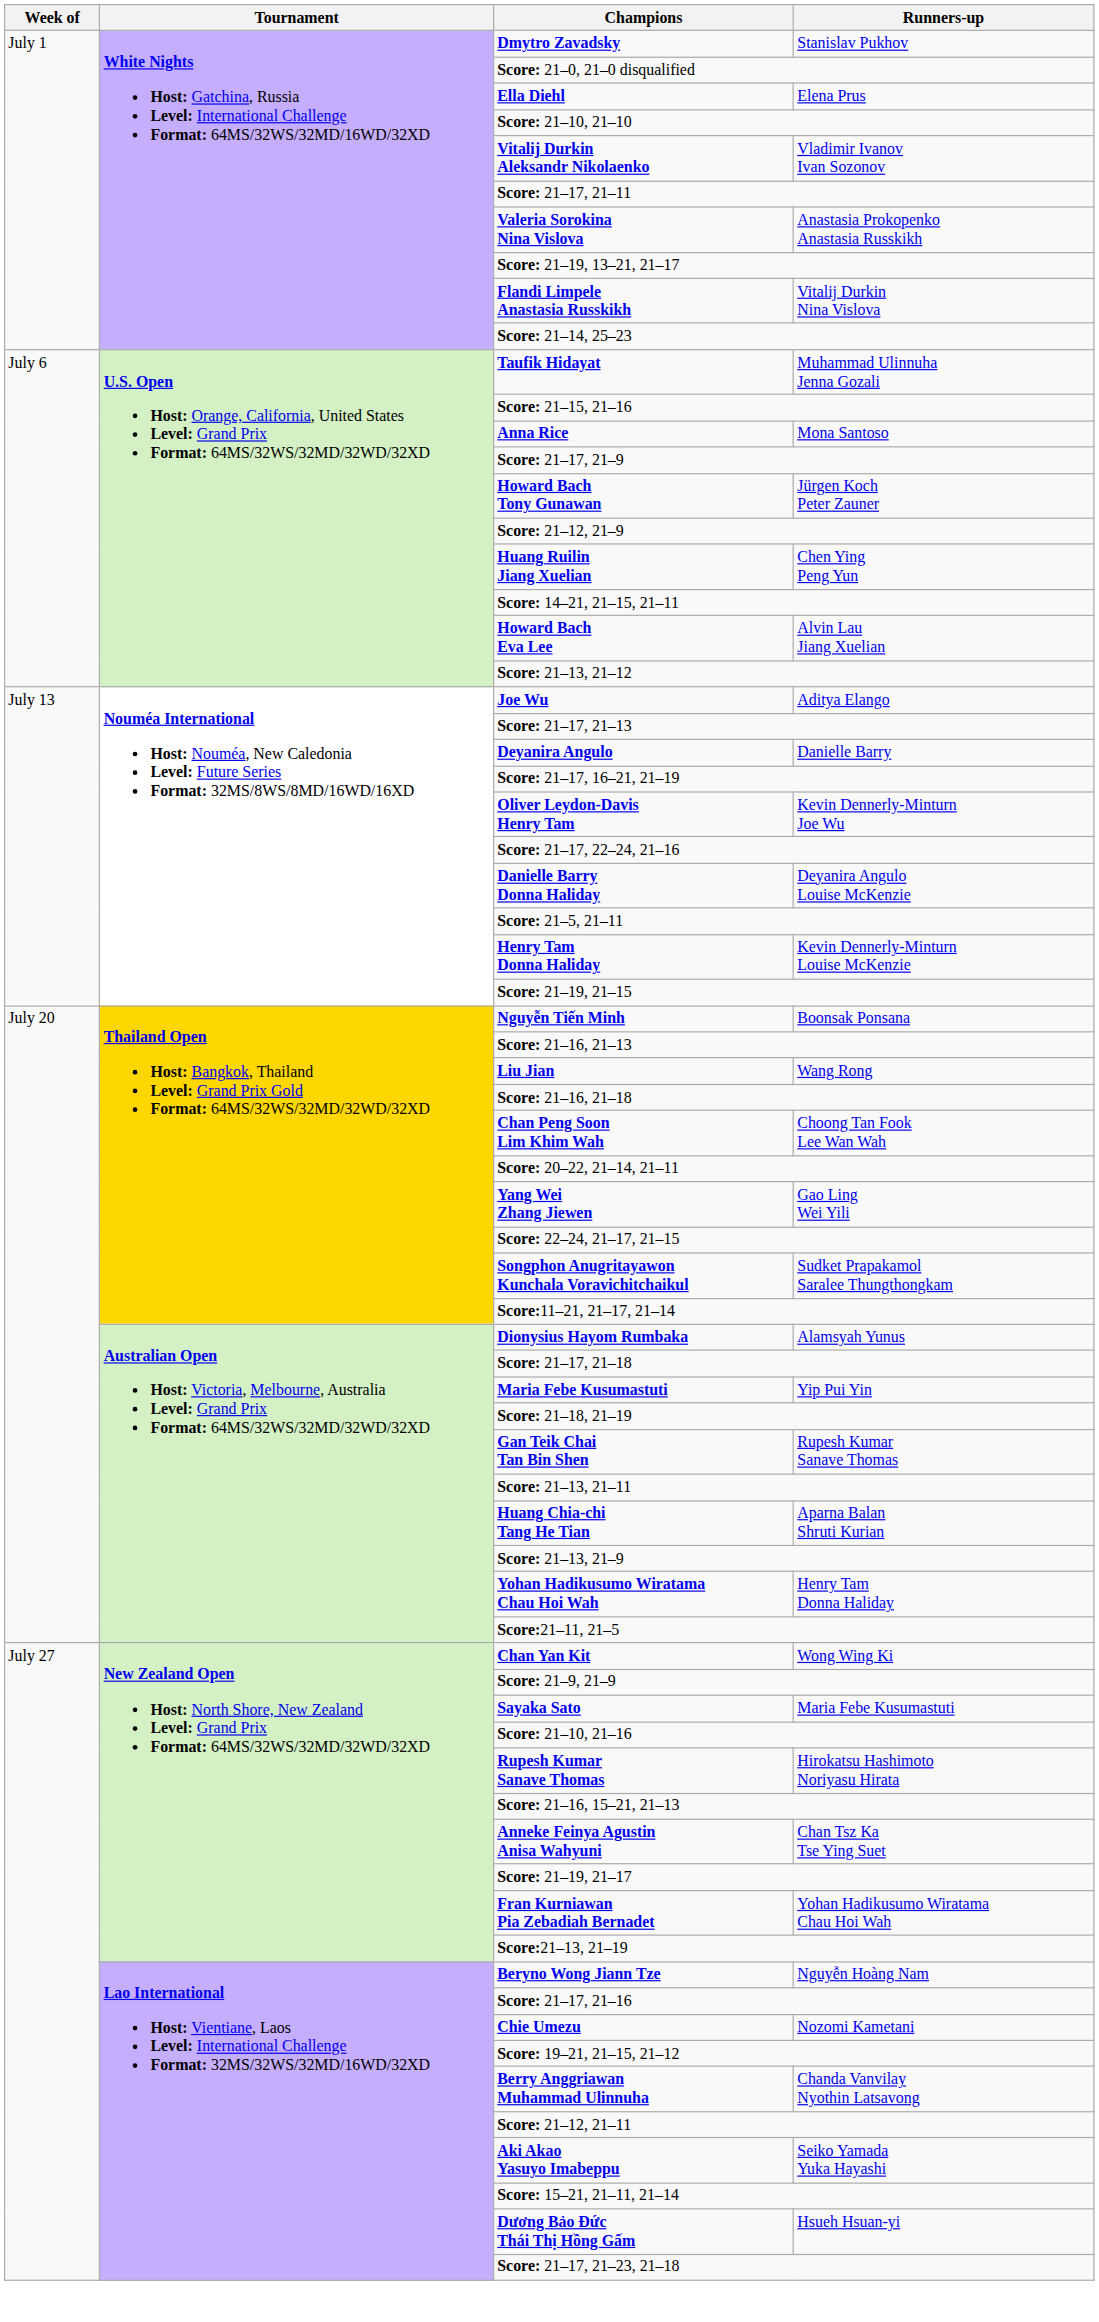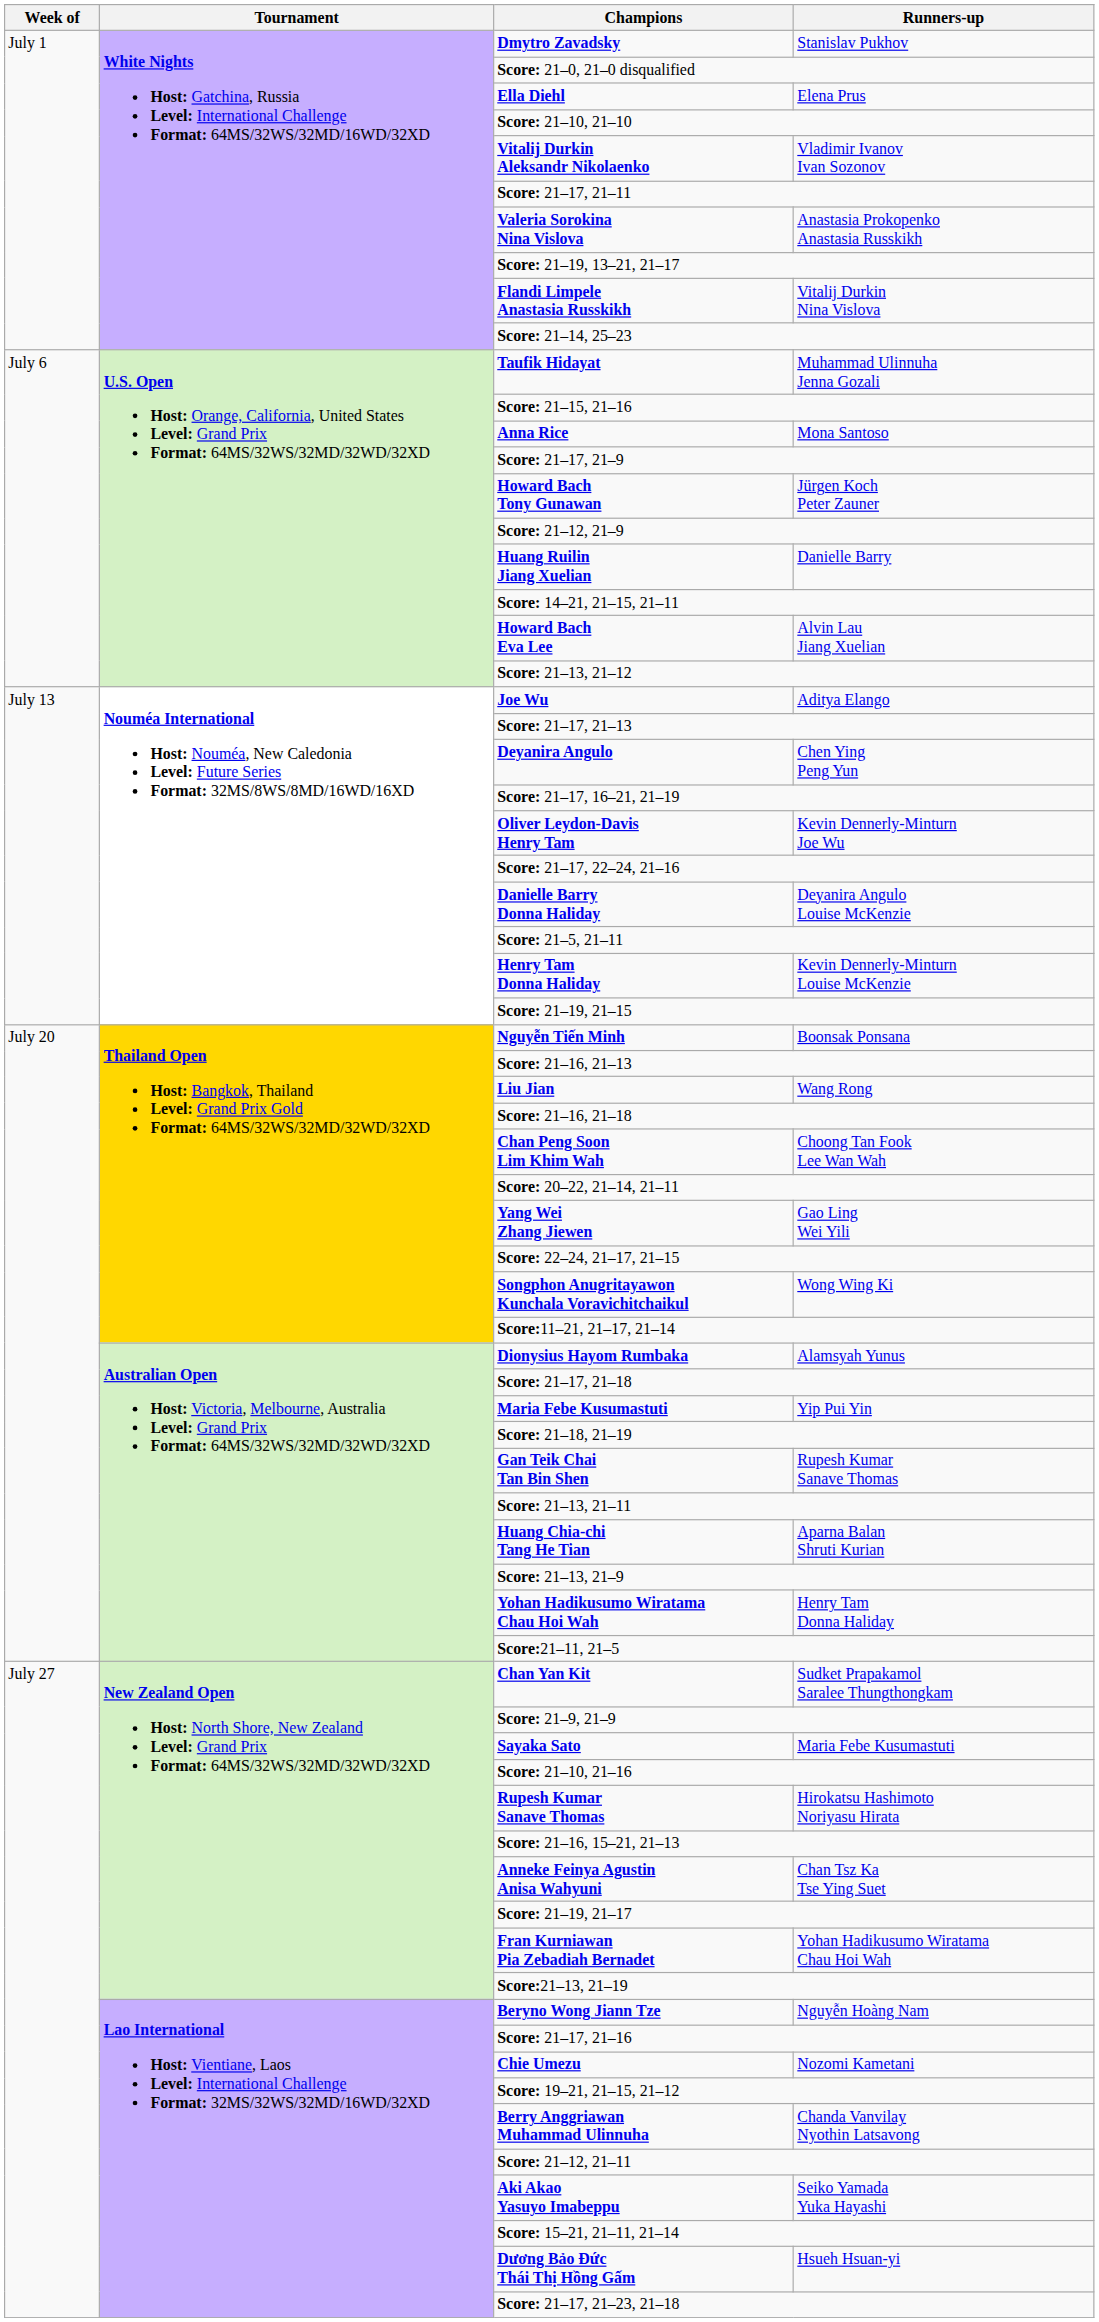(831, 566) Chen Ying Peng Yun -> (844, 557) Danielle Barry
(844, 752) Danielle Barry -> (831, 761) Chen Ying Peng Yun
(875, 1275) Sudket Prapakamol Saralee Thungthongkam -> (845, 1284) Wong Wing Ki
(845, 1655) Wong Wing Ki -> (875, 1683) Sudket Prapakamol Saralee Thungthongkam
